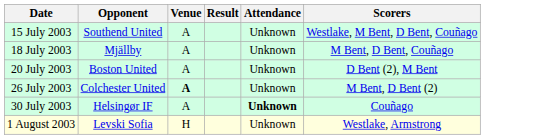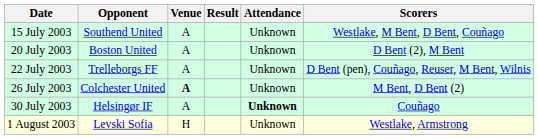- row: (41, 50)
+ row: (41, 69)
